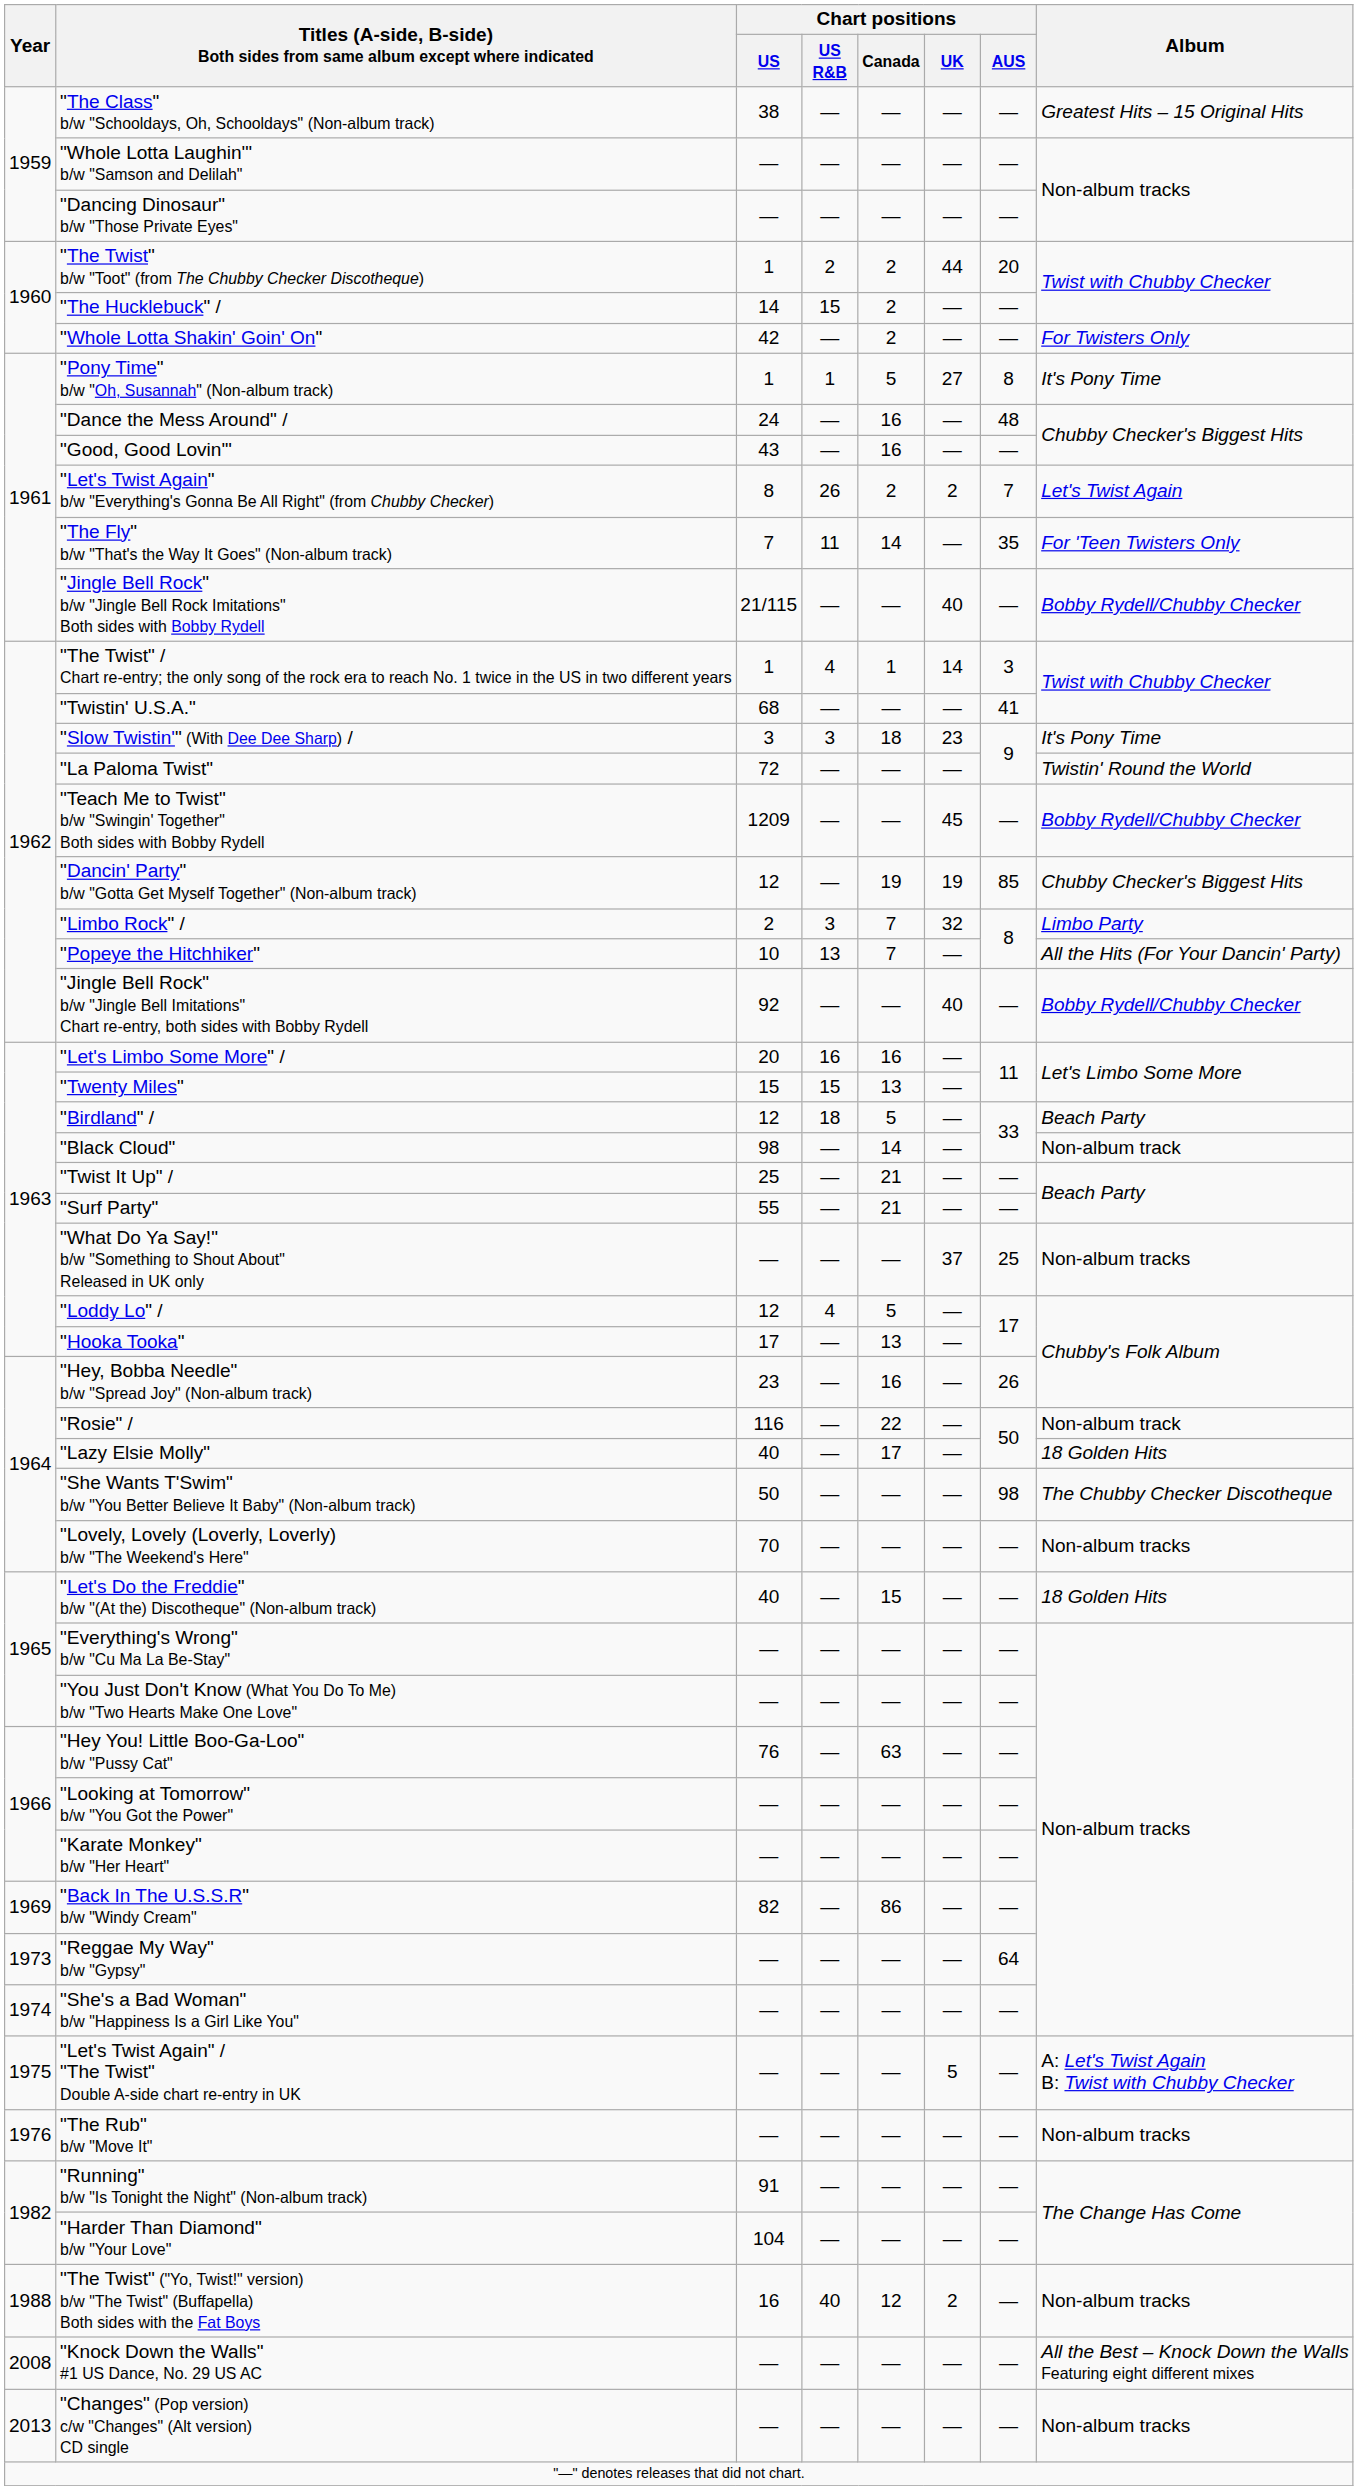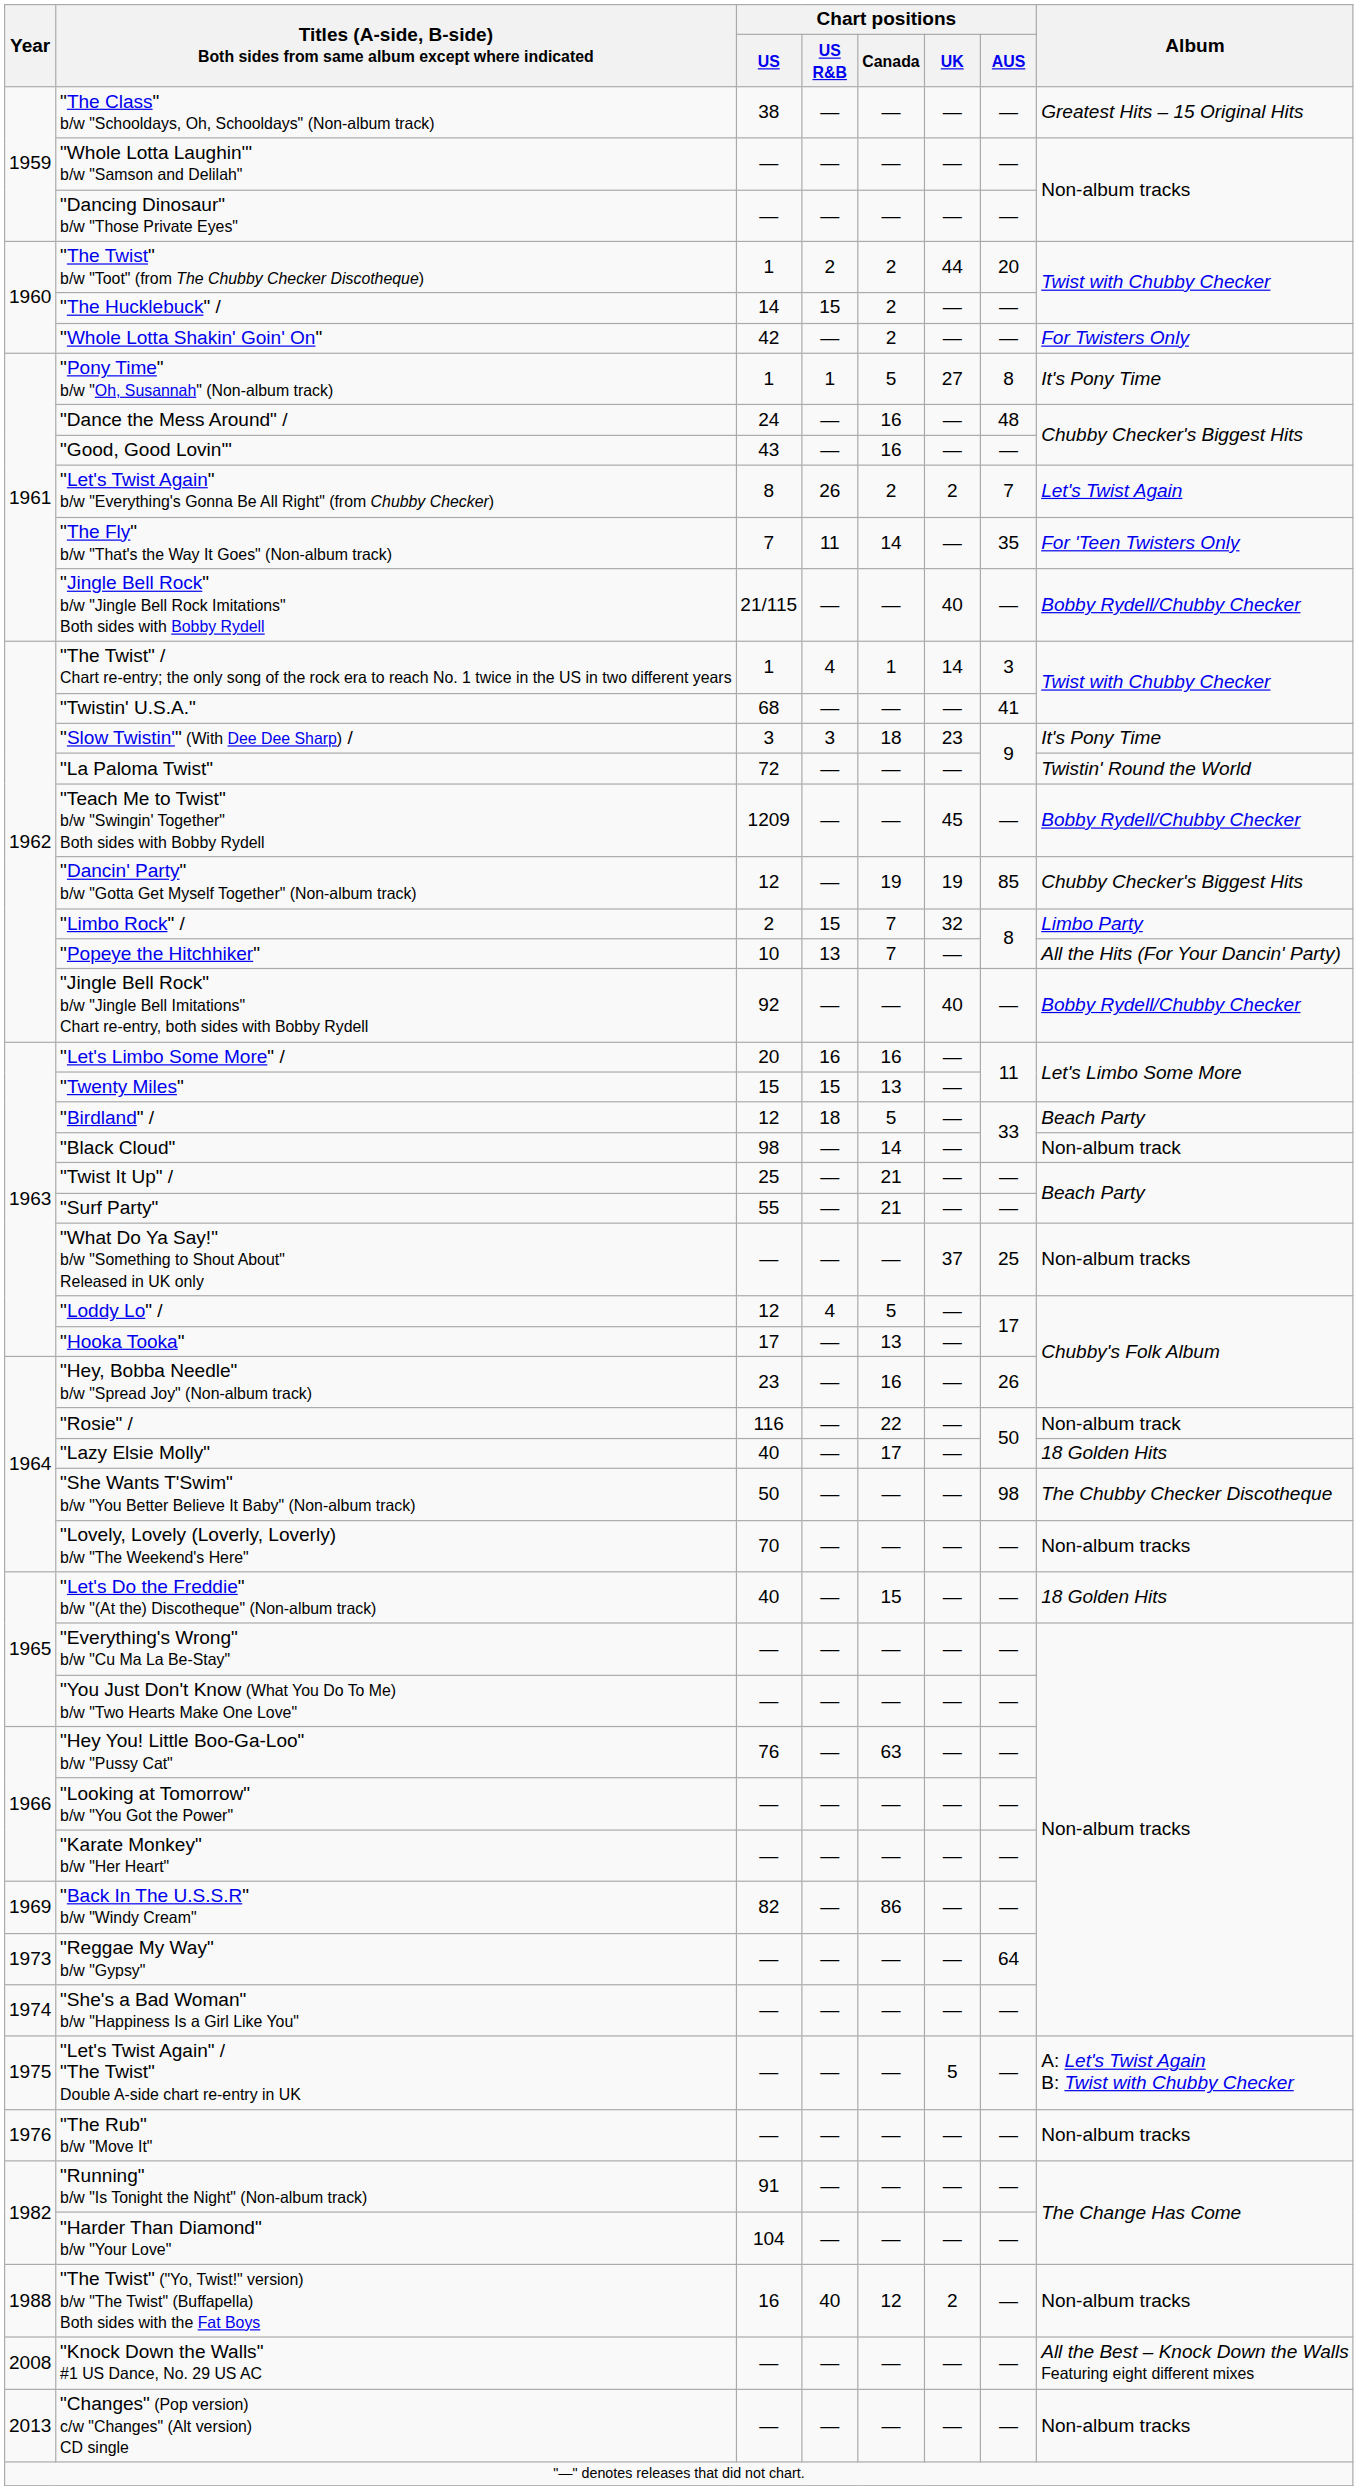(830, 923) 3 -> (830, 923) 15
